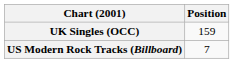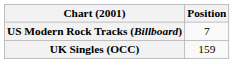rows swapped: (94, 31) <-> (94, 49)
